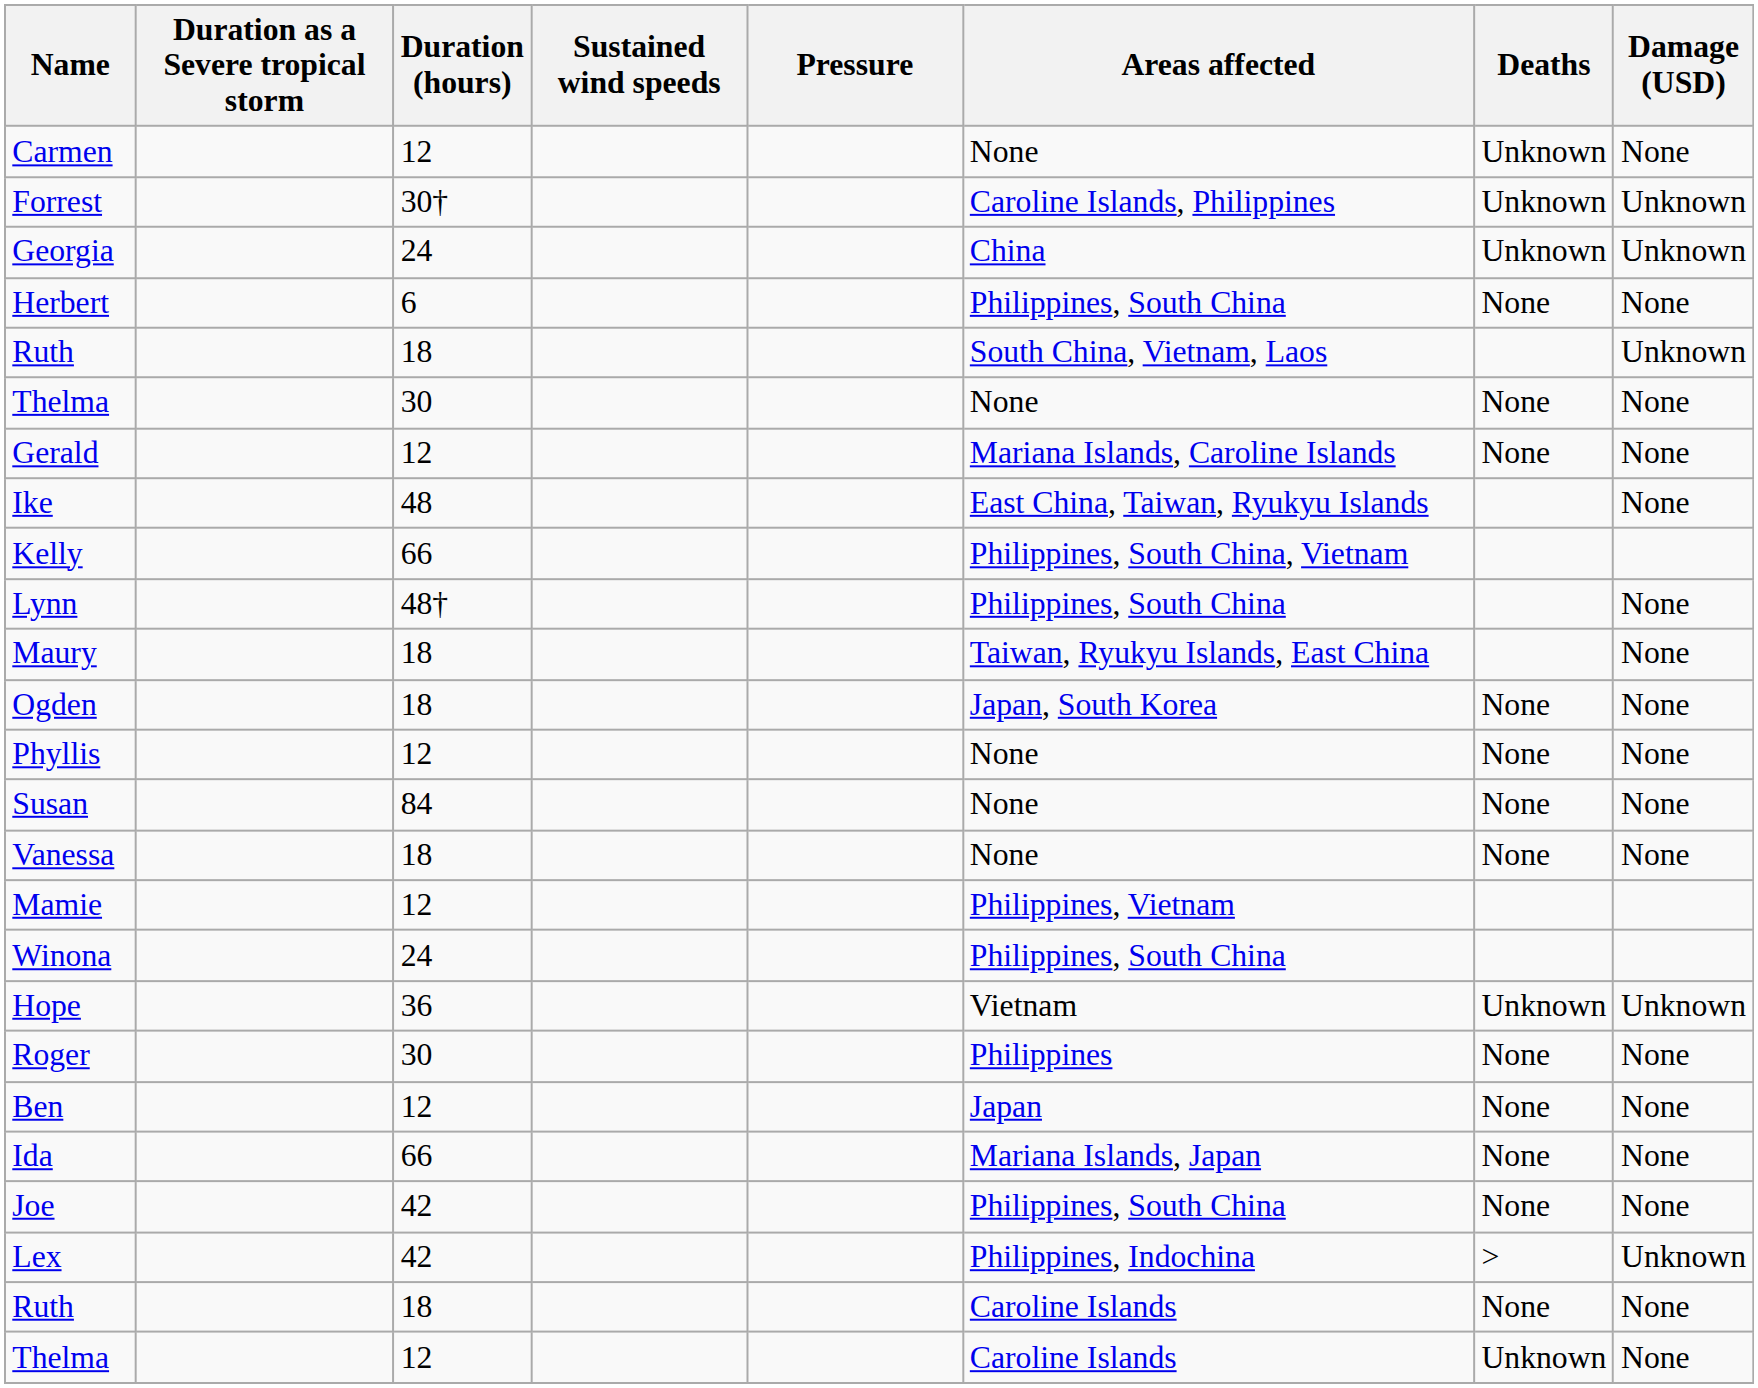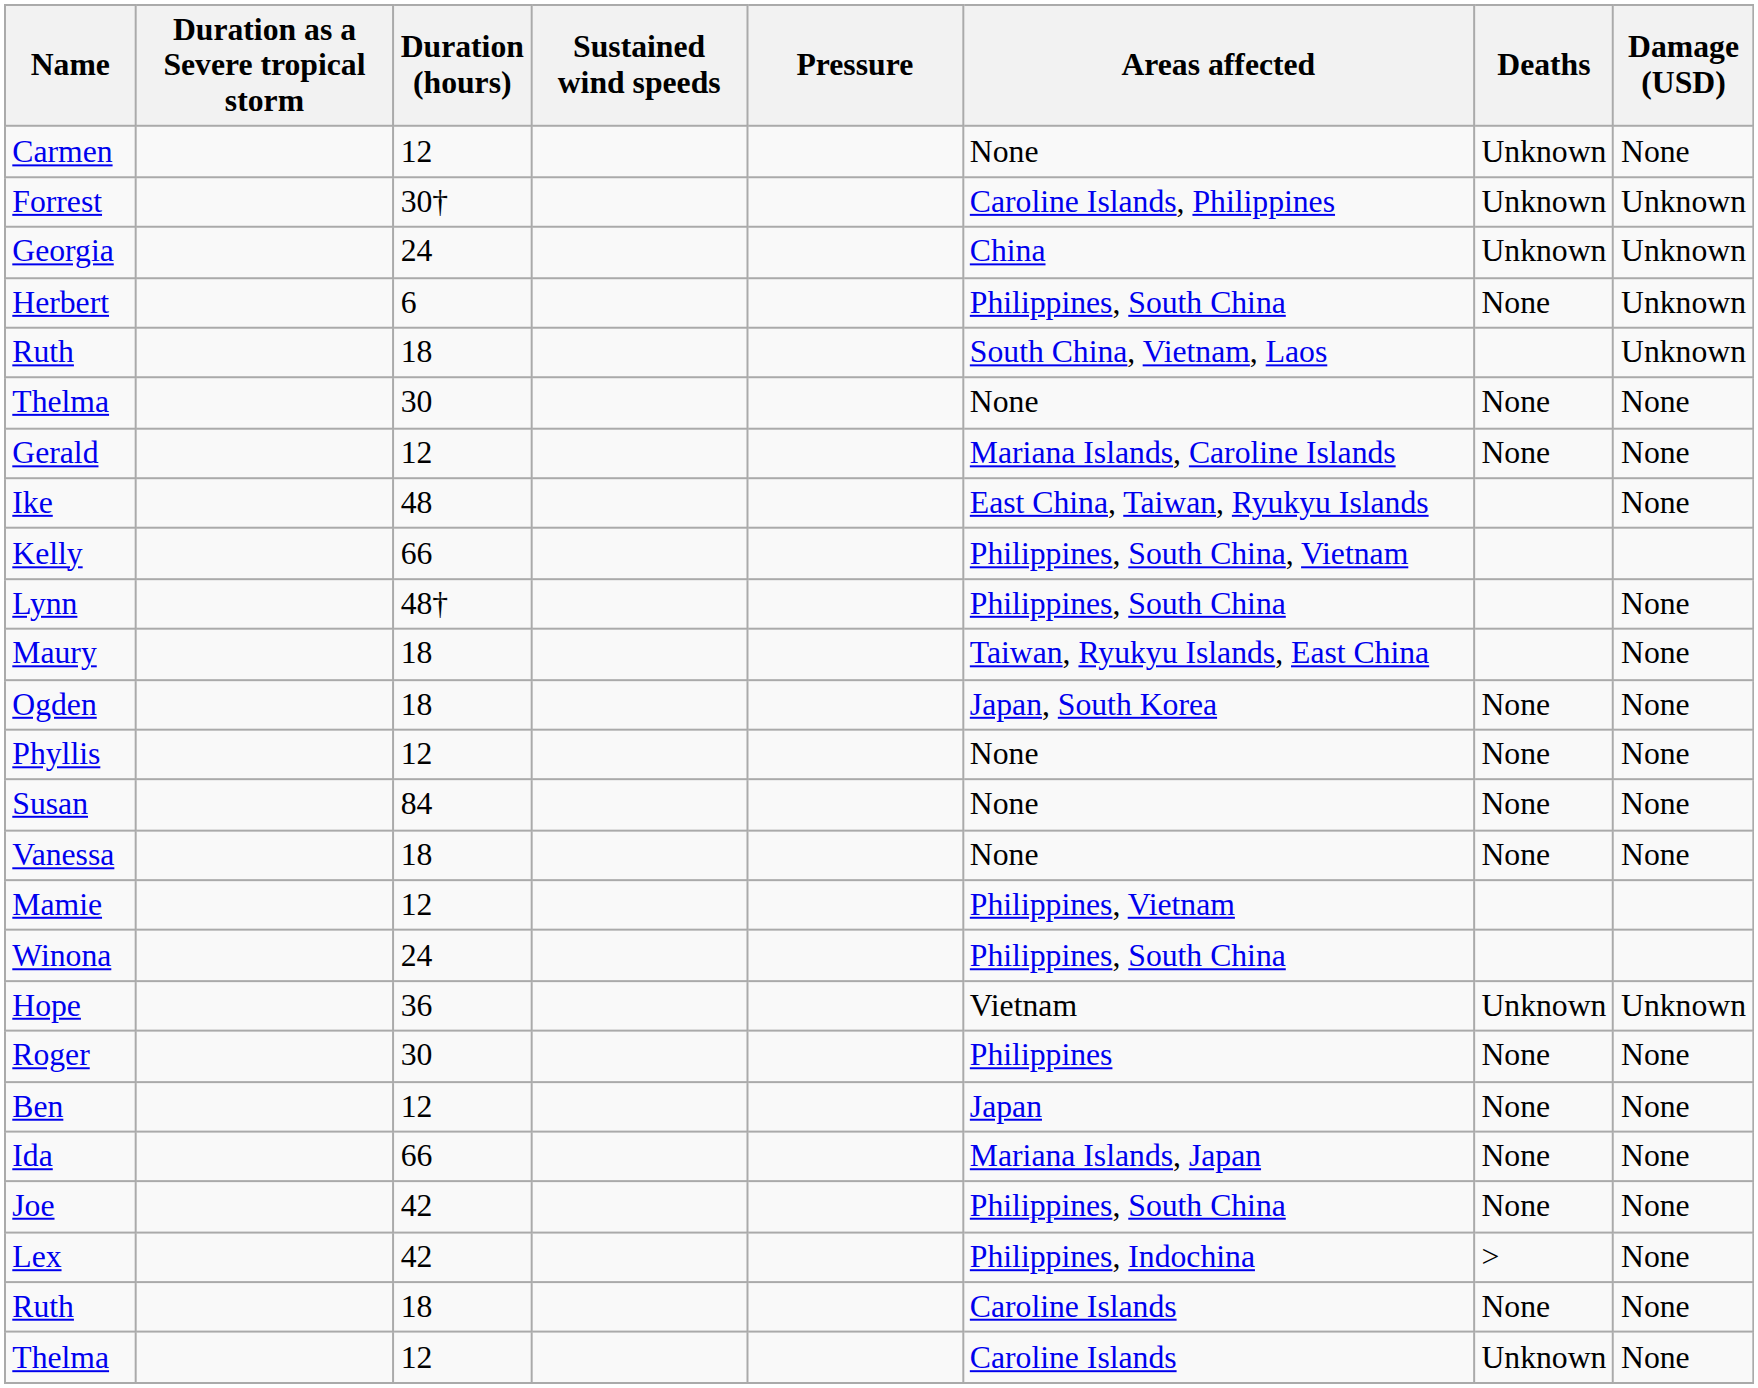(1655, 301) None -> (1683, 301) Unknown
(1683, 1256) Unknown -> (1655, 1256) None
